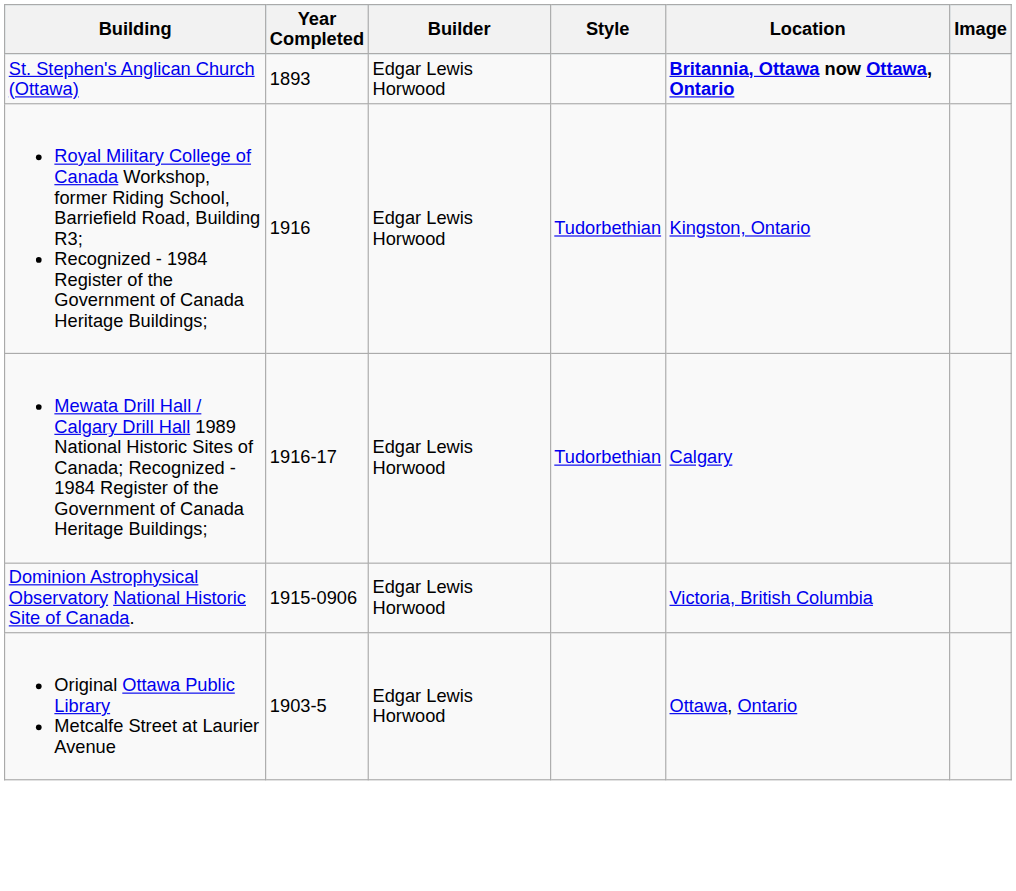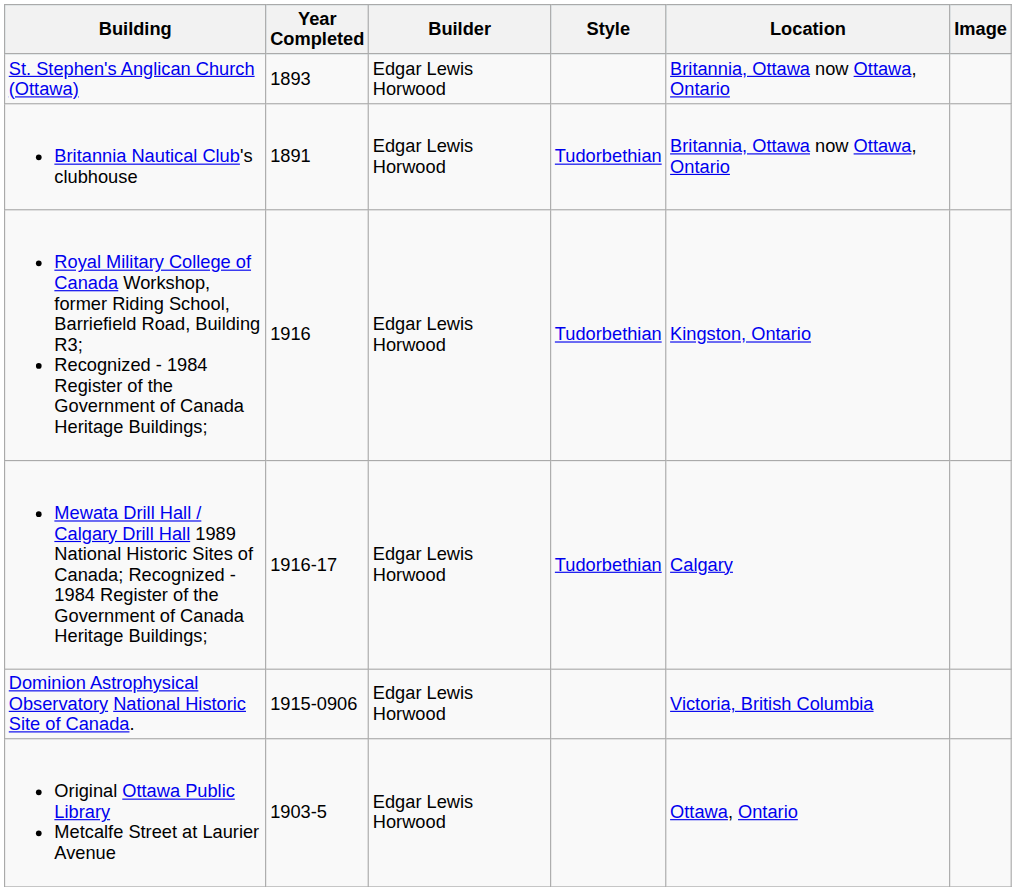(801, 78) bold -> (793, 78) normal
+ row: (135, 167)
